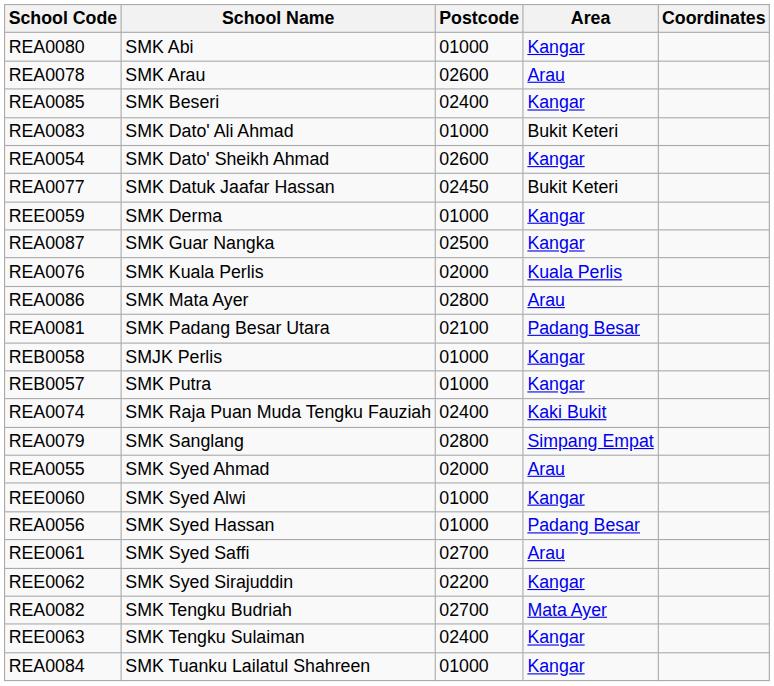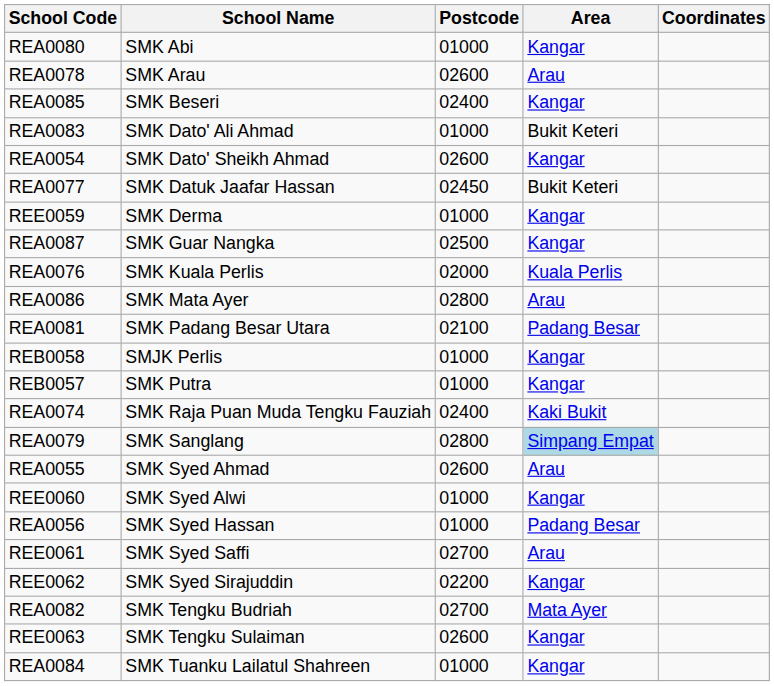(591, 441) no background -> (591, 441) lightblue background
(464, 469) 02000 -> (464, 469) 02600
(464, 638) 02400 -> (464, 638) 02600
